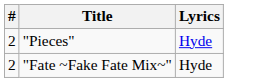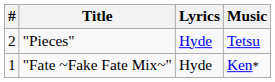+ column: (247, 16)
(12, 65) 2 -> (12, 65) 1
